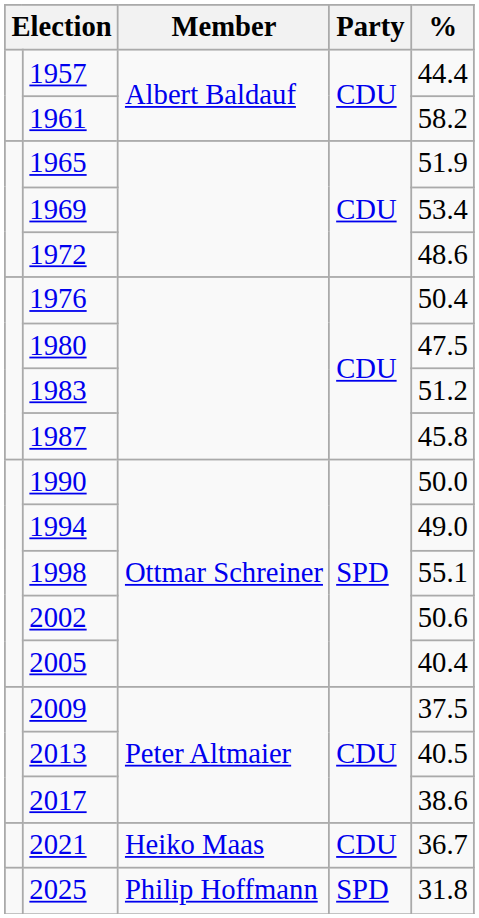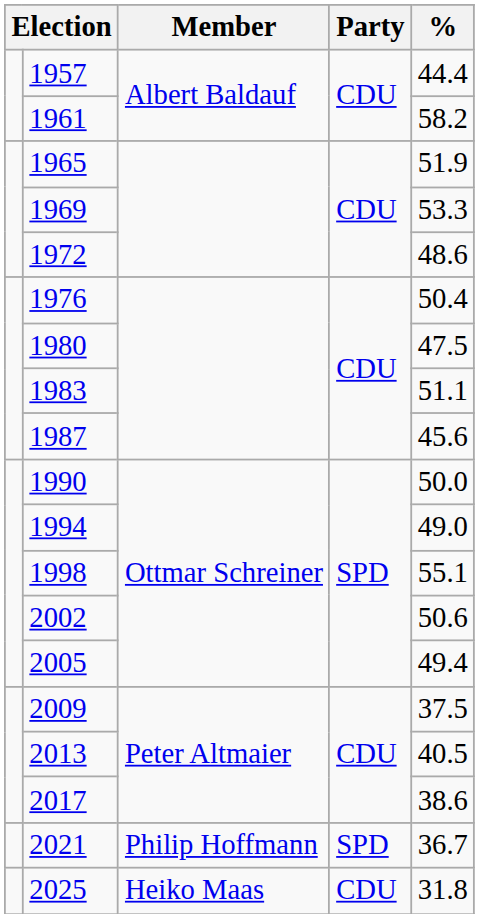(443, 208) 53.4 -> (443, 208) 53.3
(443, 390) 51.2 -> (443, 390) 51.1
(443, 436) 45.8 -> (443, 436) 45.6
(443, 663) 40.4 -> (443, 663) 49.4
(195, 844) Heiko Maas -> (221, 844) Philip Hoffmann
(366, 844) CDU -> (362, 844) SPD
(221, 890) Philip Hoffmann -> (195, 890) Heiko Maas
(362, 890) SPD -> (366, 890) CDU
